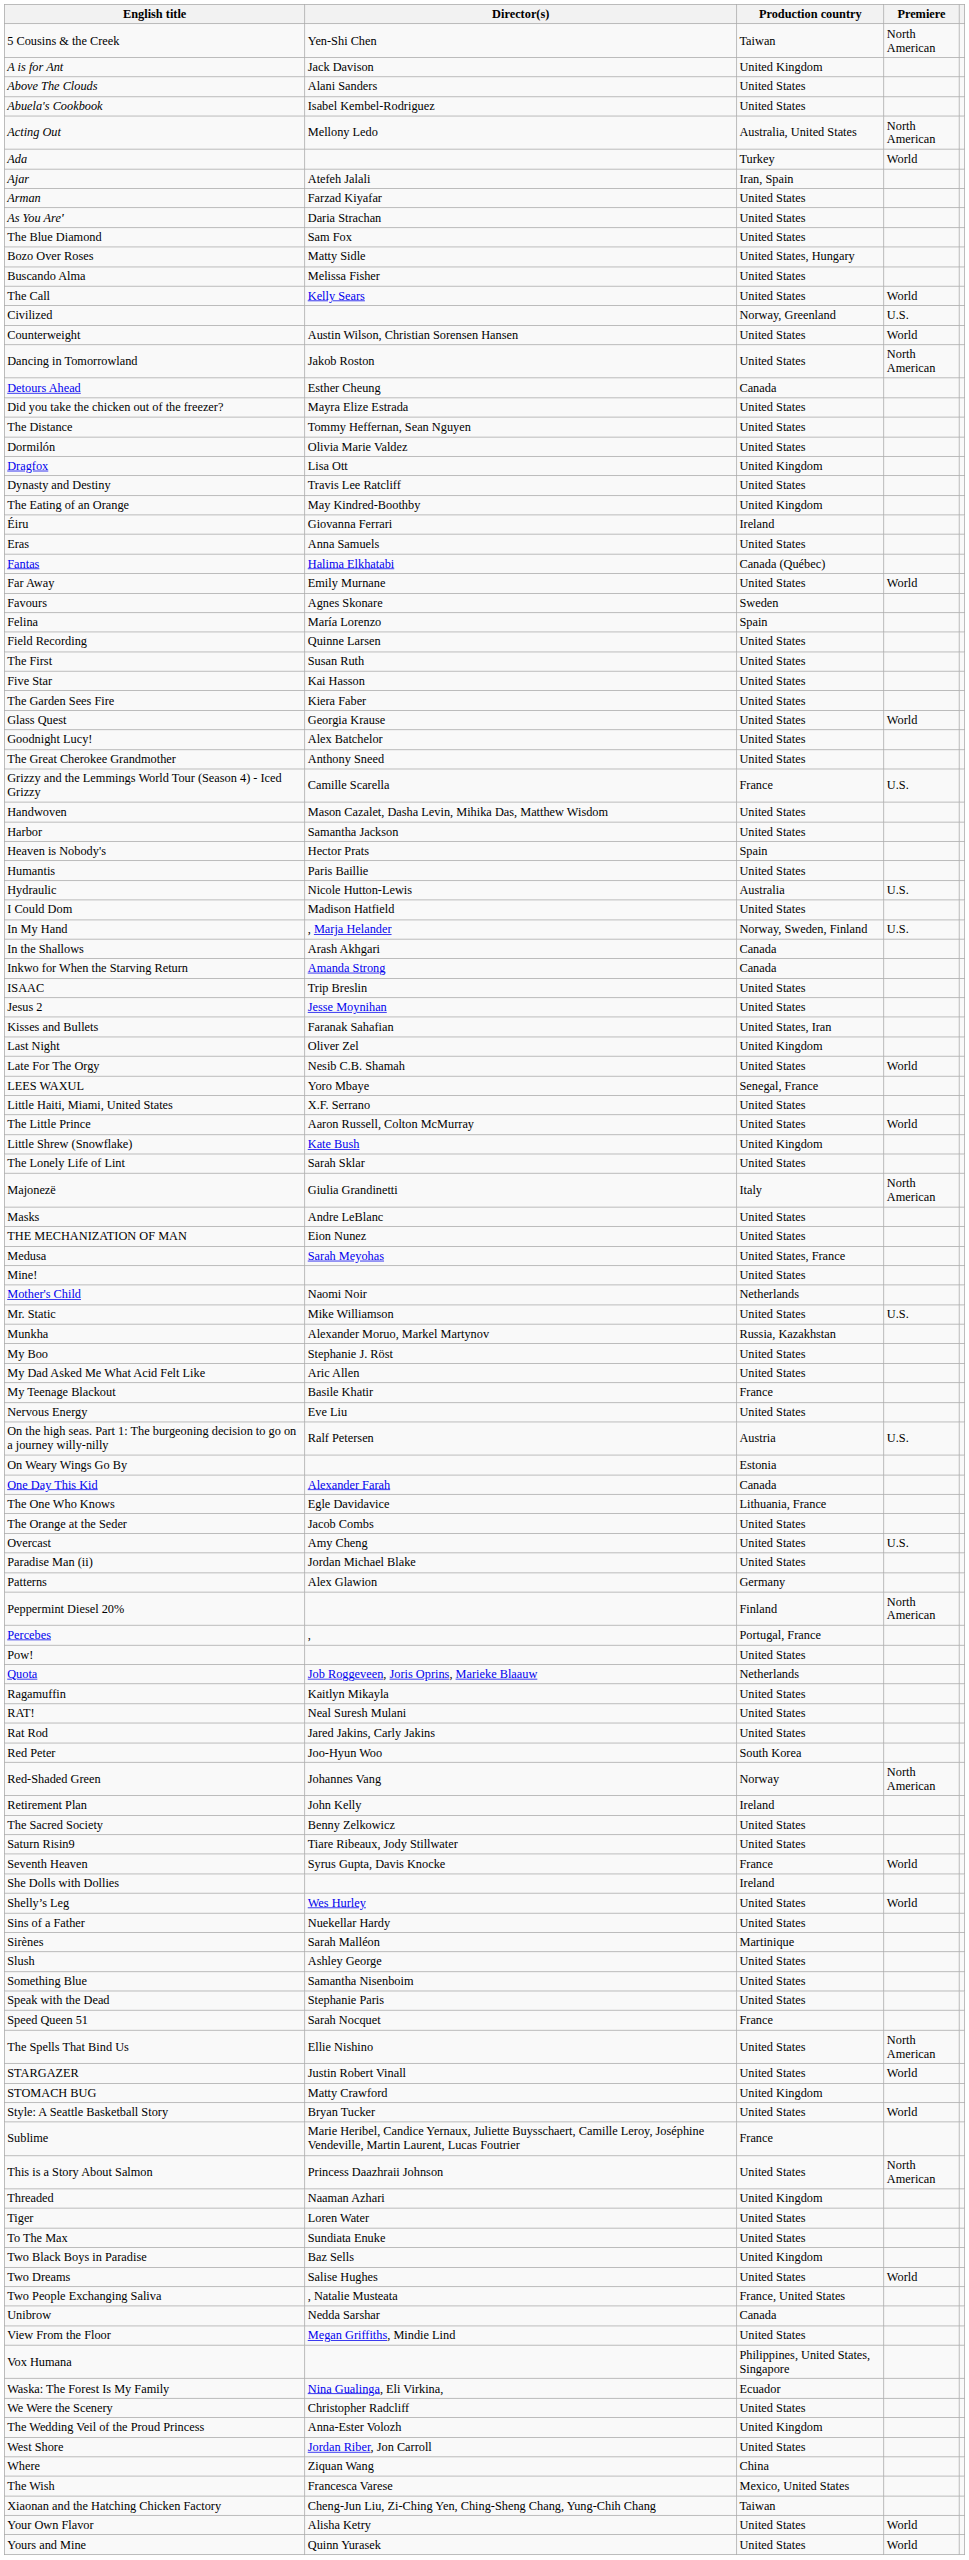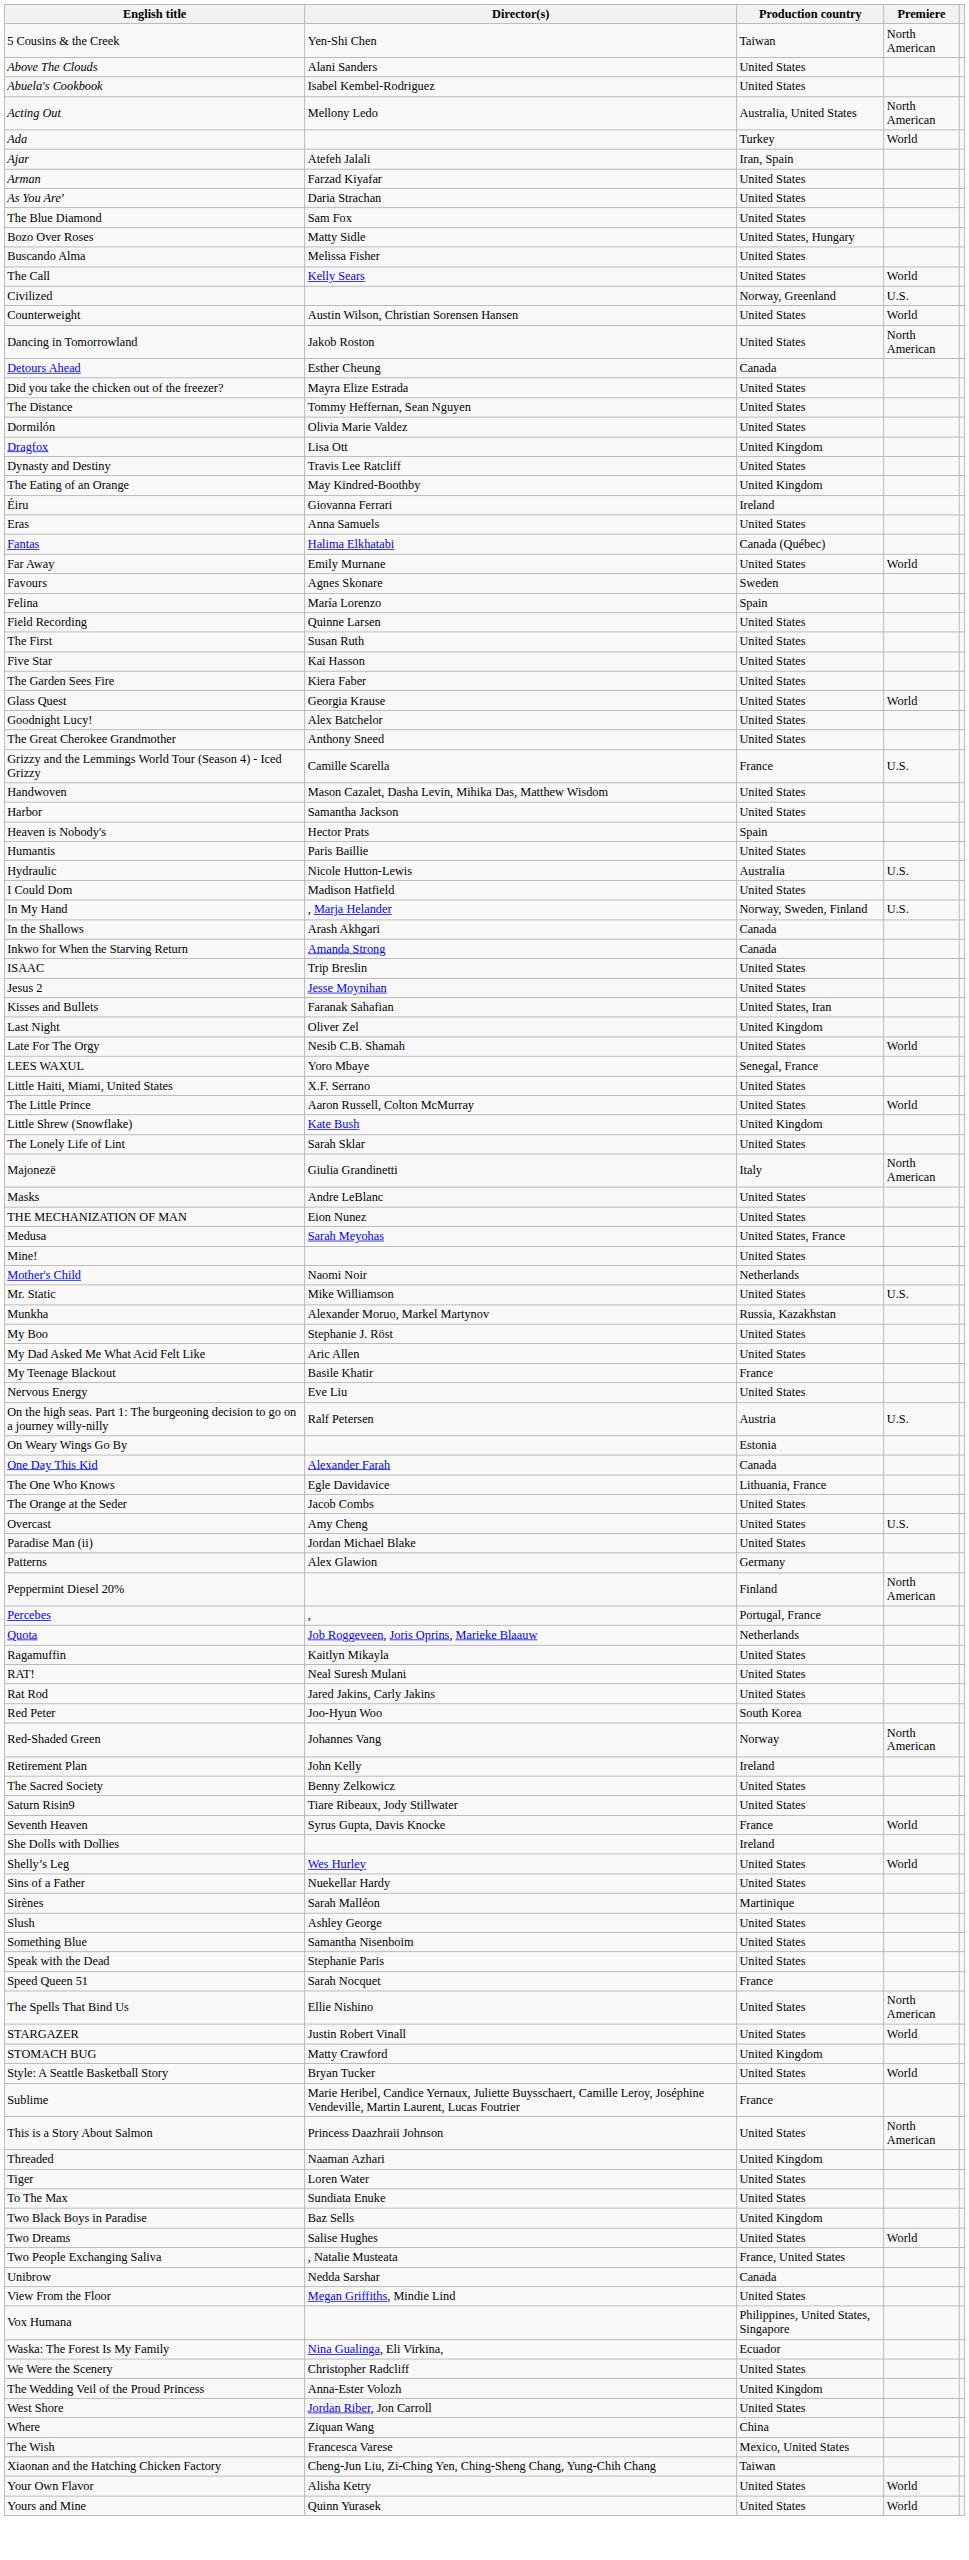- row: (35, 67)
- row: (20, 1654)
